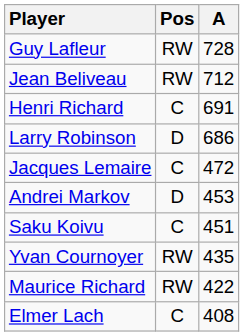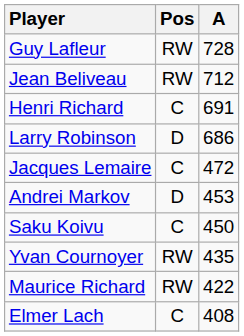(219, 227) 451 -> (219, 227) 450
